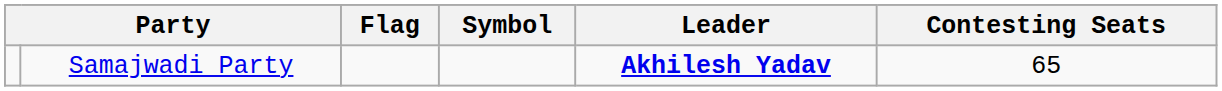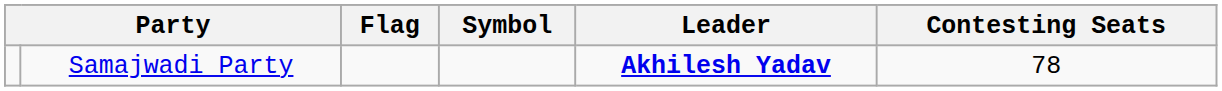(1046, 66) 65 -> (1046, 66) 78
